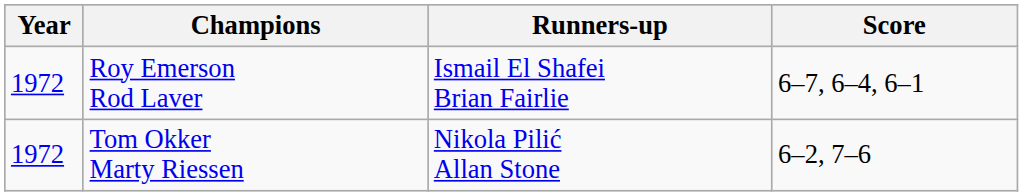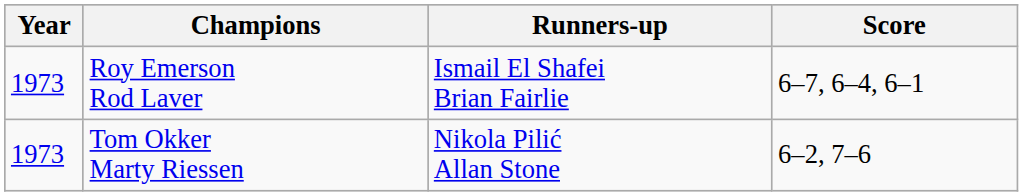(38, 82) 1972 -> (38, 82) 1973
(38, 154) 1972 -> (38, 154) 1973
